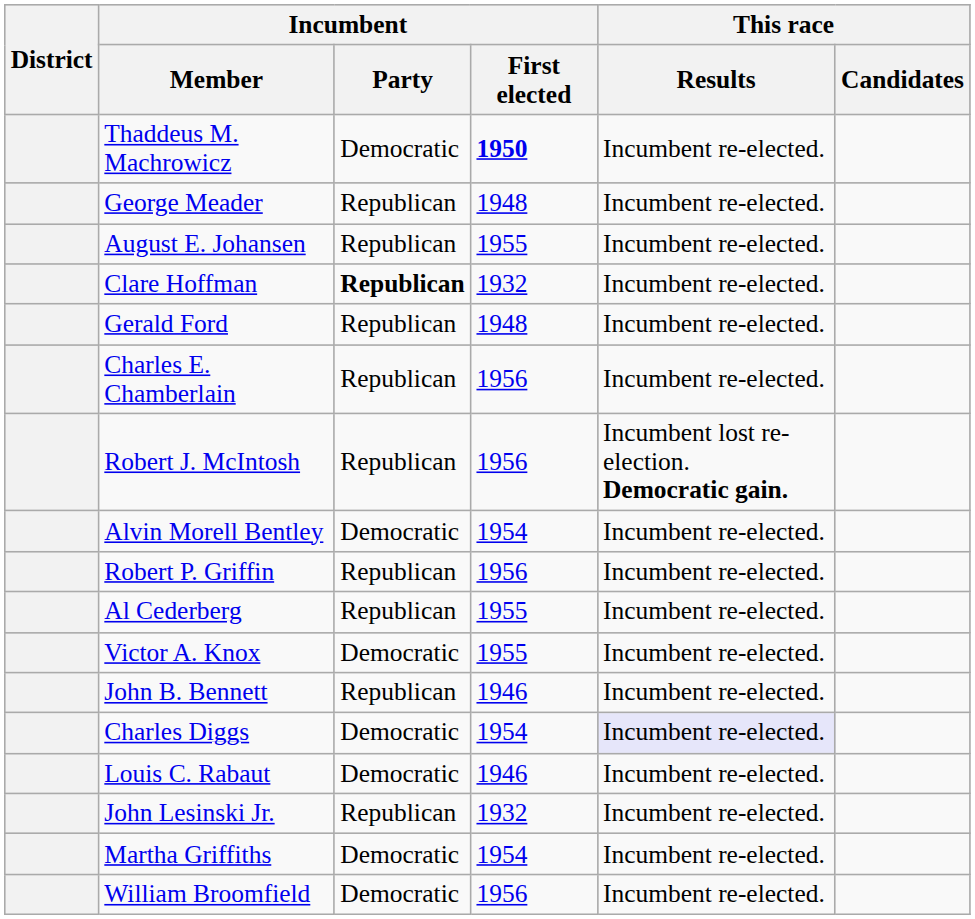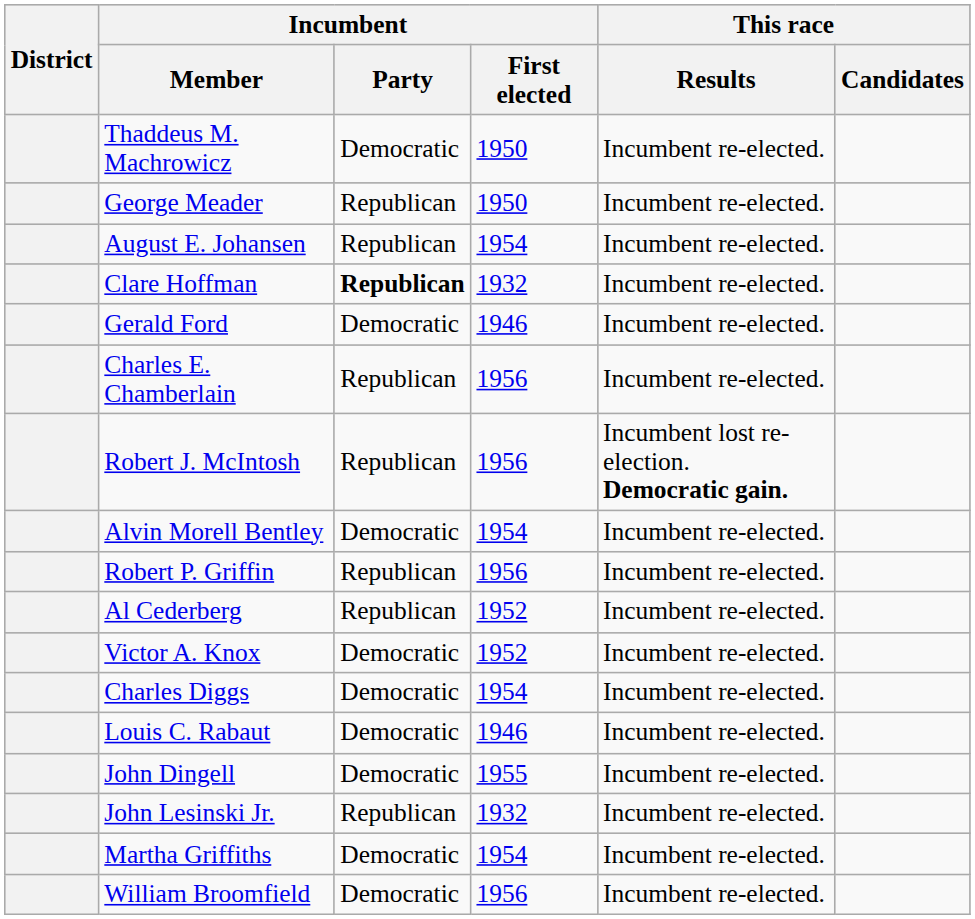(502, 148) bold -> (502, 148) normal
(502, 202) 1948 -> (502, 202) 1950
(502, 243) 1955 -> (502, 243) 1954
(398, 323) Republican -> (400, 323) Democratic
(502, 323) 1948 -> (502, 323) 1946
(502, 611) 1955 -> (502, 611) 1952
(502, 651) 1955 -> (502, 651) 1952
- row: (186, 692)
(714, 732) lavender background -> (714, 692) no background
+ row: (170, 772)
